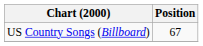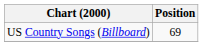(175, 32) 67 -> (175, 32) 69
